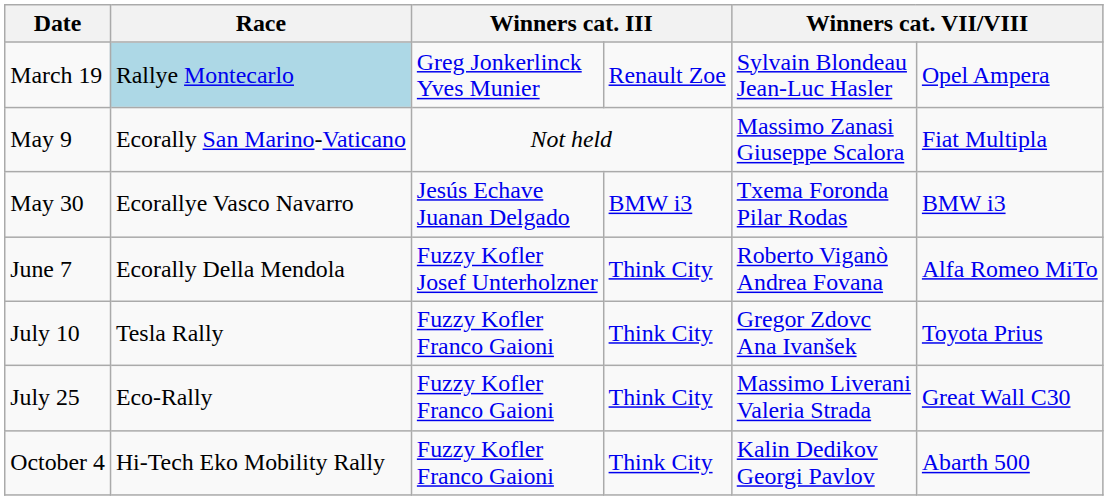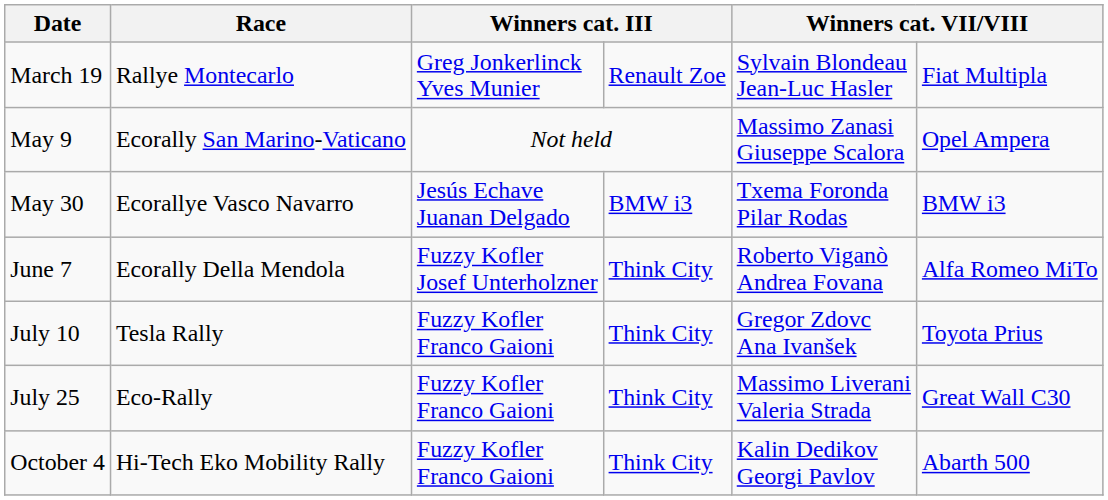(205, 74) lightblue background -> (205, 74) no background
(986, 74) Opel Ampera -> (984, 74) Fiat Multipla
(984, 139) Fiat Multipla -> (986, 139) Opel Ampera
